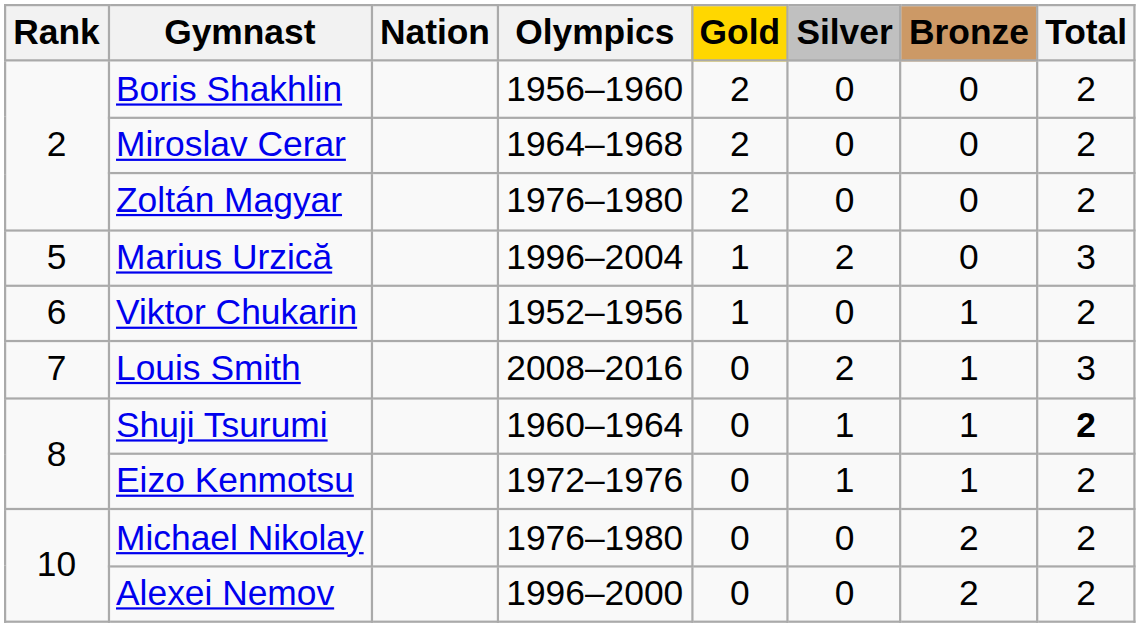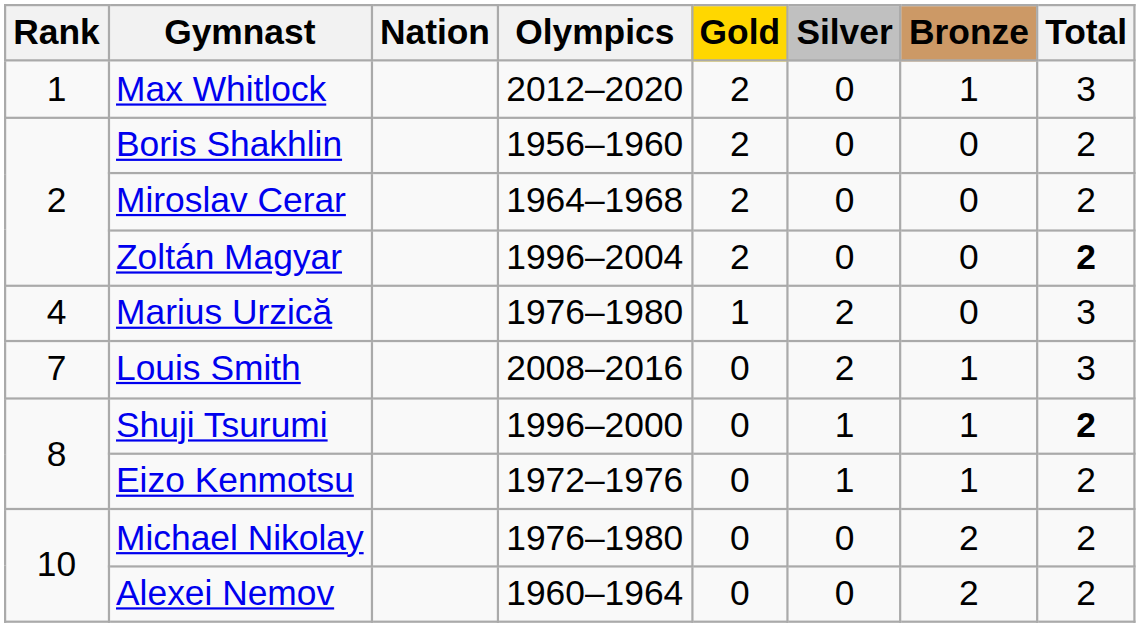+ row: (221, 88)
(595, 200) 1976–1980 -> (595, 256) 1996–2004
(1086, 200) normal -> (1086, 256) bold
(56, 256) 5 -> (56, 312) 4
(595, 256) 1996–2004 -> (595, 312) 1976–1980
- row: (237, 312)
(595, 425) 1960–1964 -> (595, 425) 1996–2000
(595, 593) 1996–2000 -> (595, 593) 1960–1964
